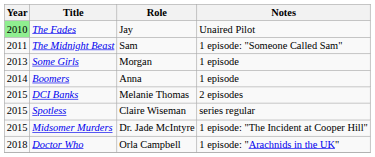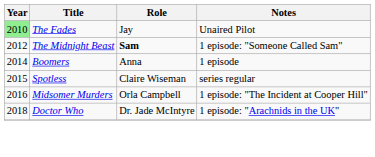(17, 45) 2011 -> (17, 45) 2012
(128, 45) normal -> (129, 45) bold
- row: (56, 62)
- row: (55, 95)
(17, 128) 2015 -> (17, 95) 2016
(157, 128) Dr. Jade McIntyre -> (150, 95) Orla Campbell
(150, 144) Orla Campbell -> (157, 111) Dr. Jade McIntyre
